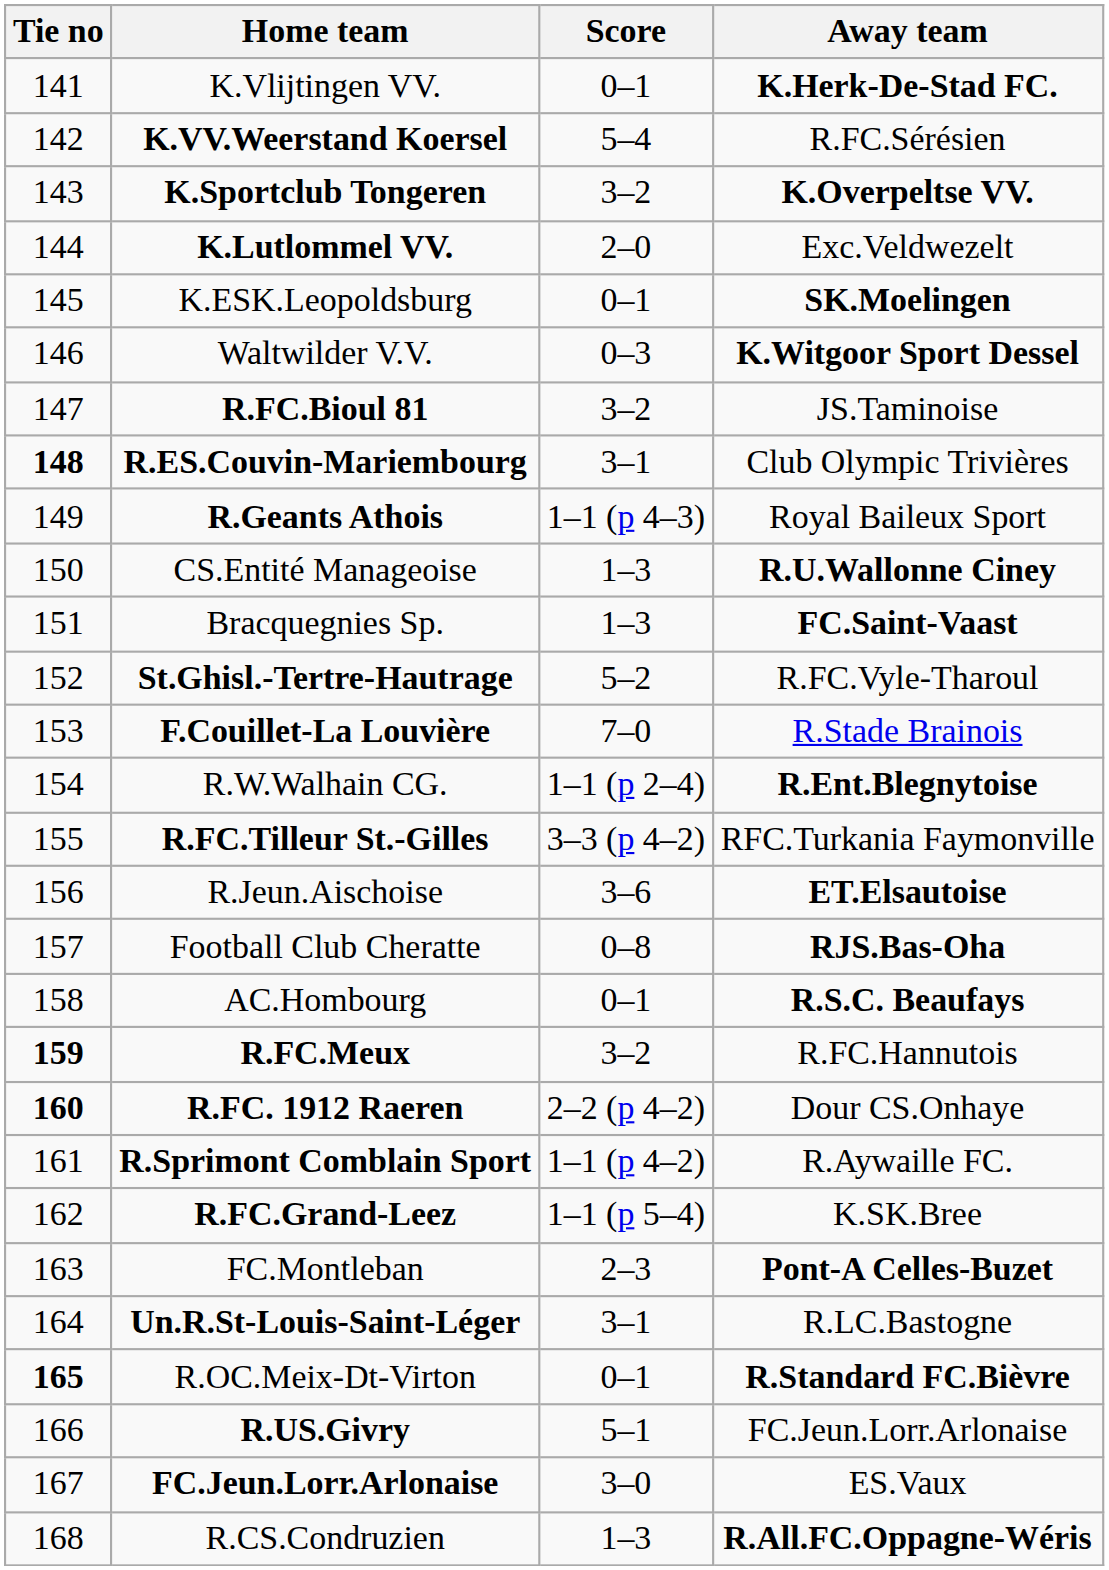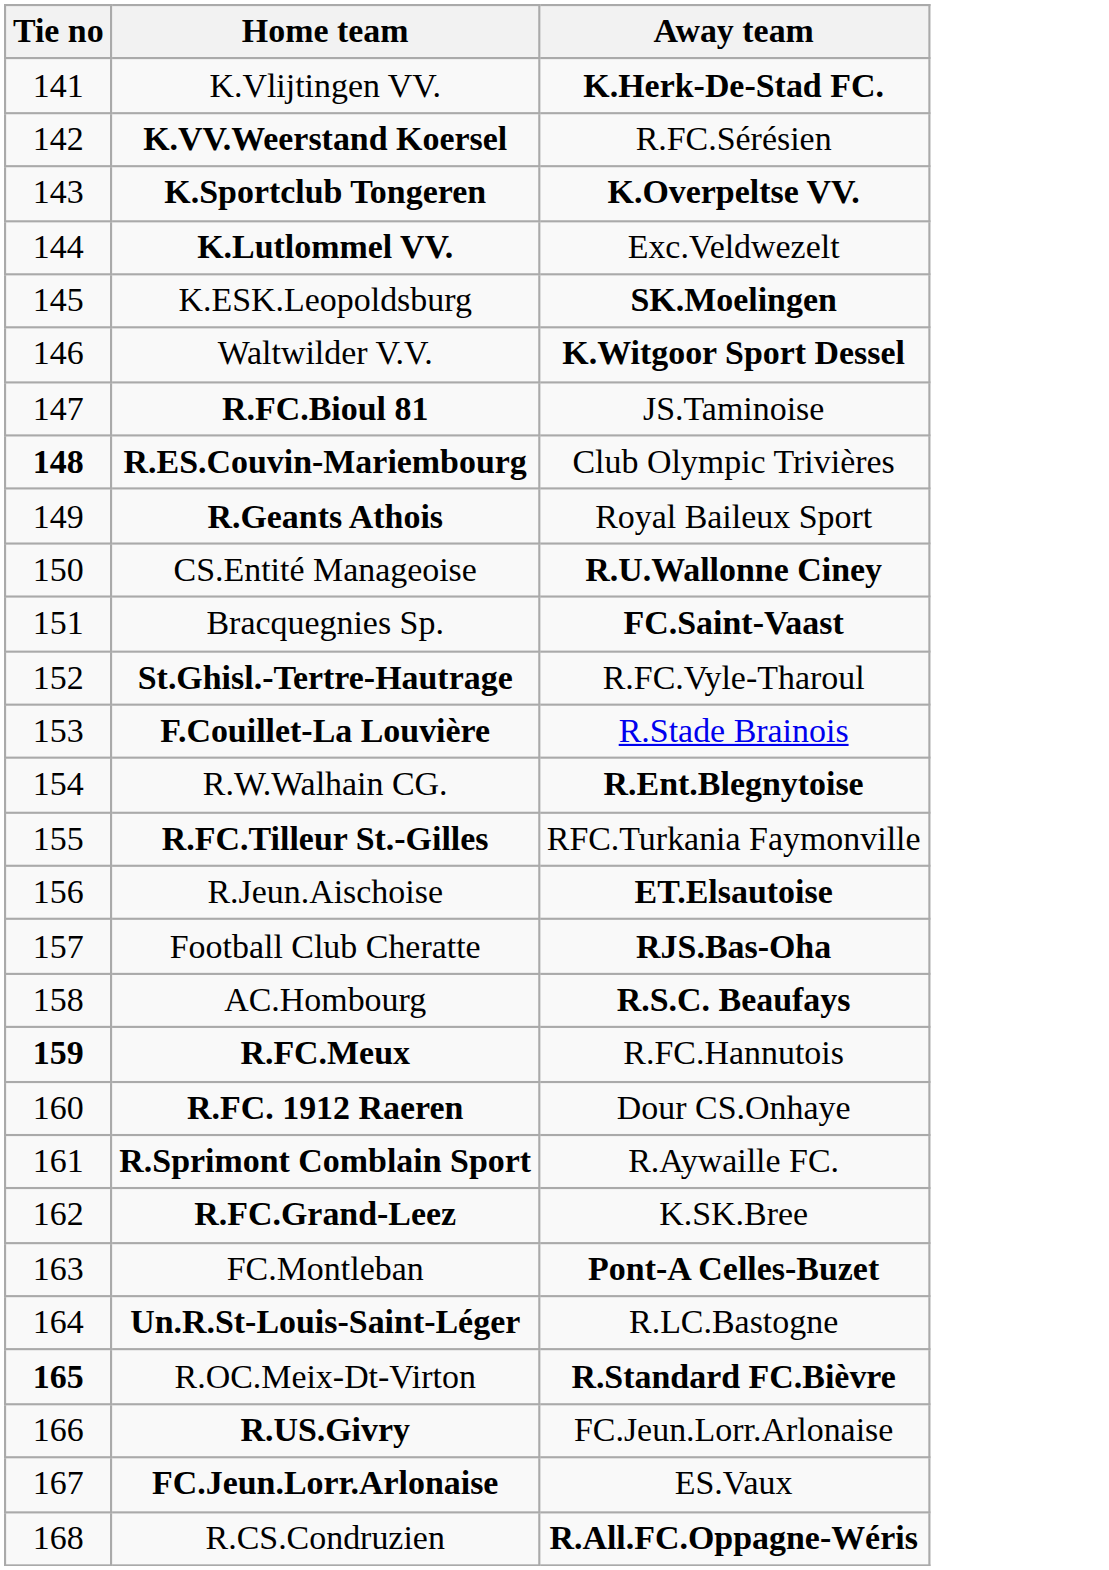- column: (626, 31)
(58, 1107) bold -> (58, 1107) normal
